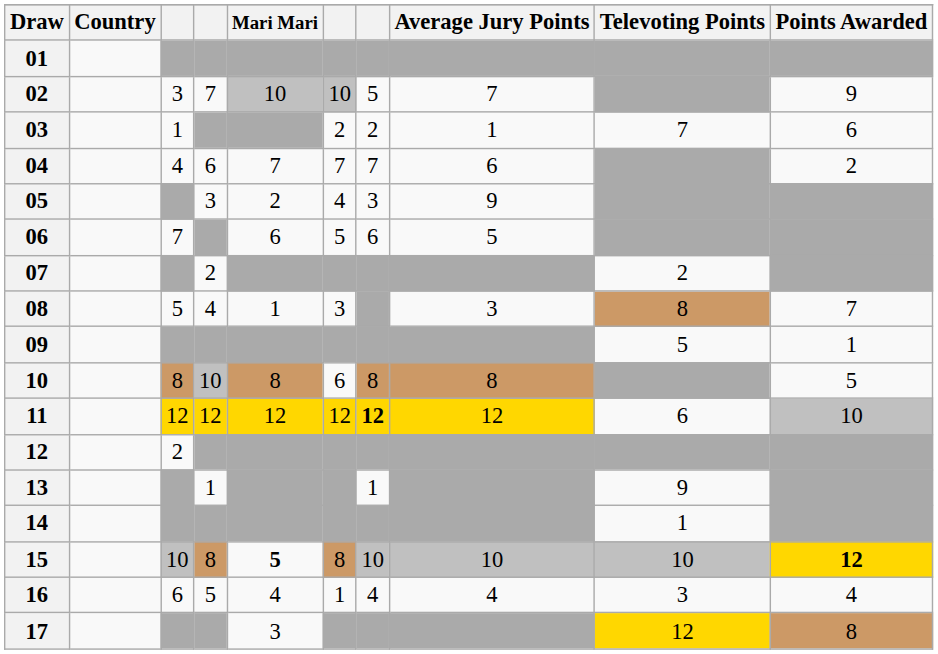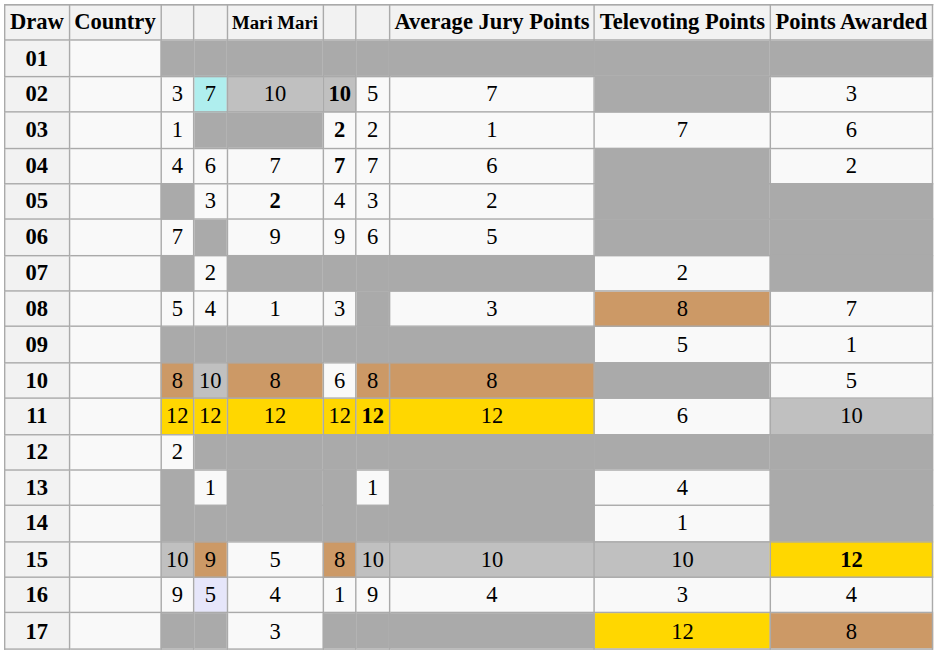(210, 93) no background -> (210, 93) paleturquoise background
(340, 93) normal -> (340, 93) bold
(851, 93) 9 -> (851, 93) 3
(340, 129) normal -> (340, 129) bold
(340, 165) normal -> (340, 165) bold
(275, 201) normal -> (275, 201) bold
(492, 201) 9 -> (492, 201) 2
(275, 237) 6 -> (275, 237) 9
(340, 237) 5 -> (340, 237) 9
(682, 487) 9 -> (682, 487) 4
(210, 559) 8 -> (210, 559) 9
(275, 559) bold -> (275, 559) normal
(177, 594) 6 -> (177, 594) 9
(210, 594) no background -> (210, 594) lavender background
(373, 594) 4 -> (373, 594) 9
